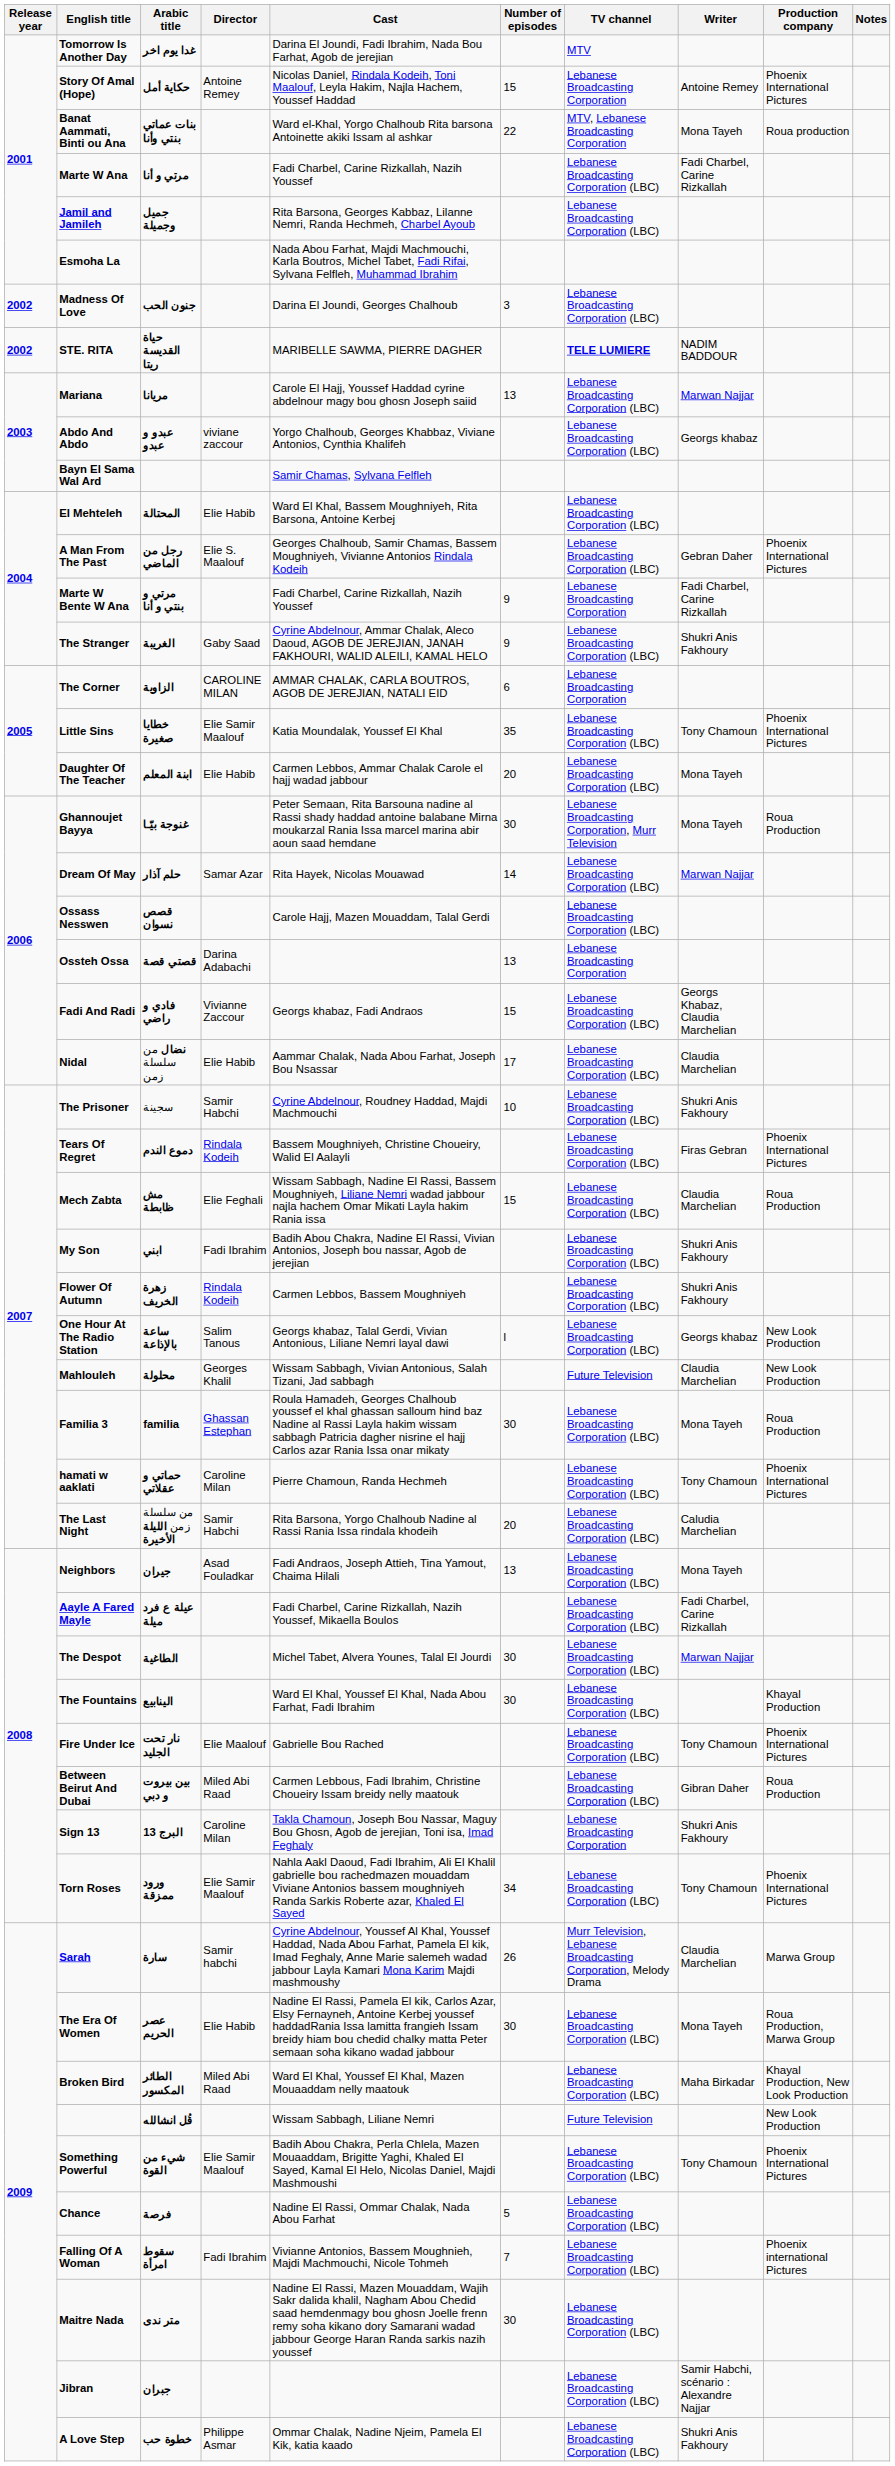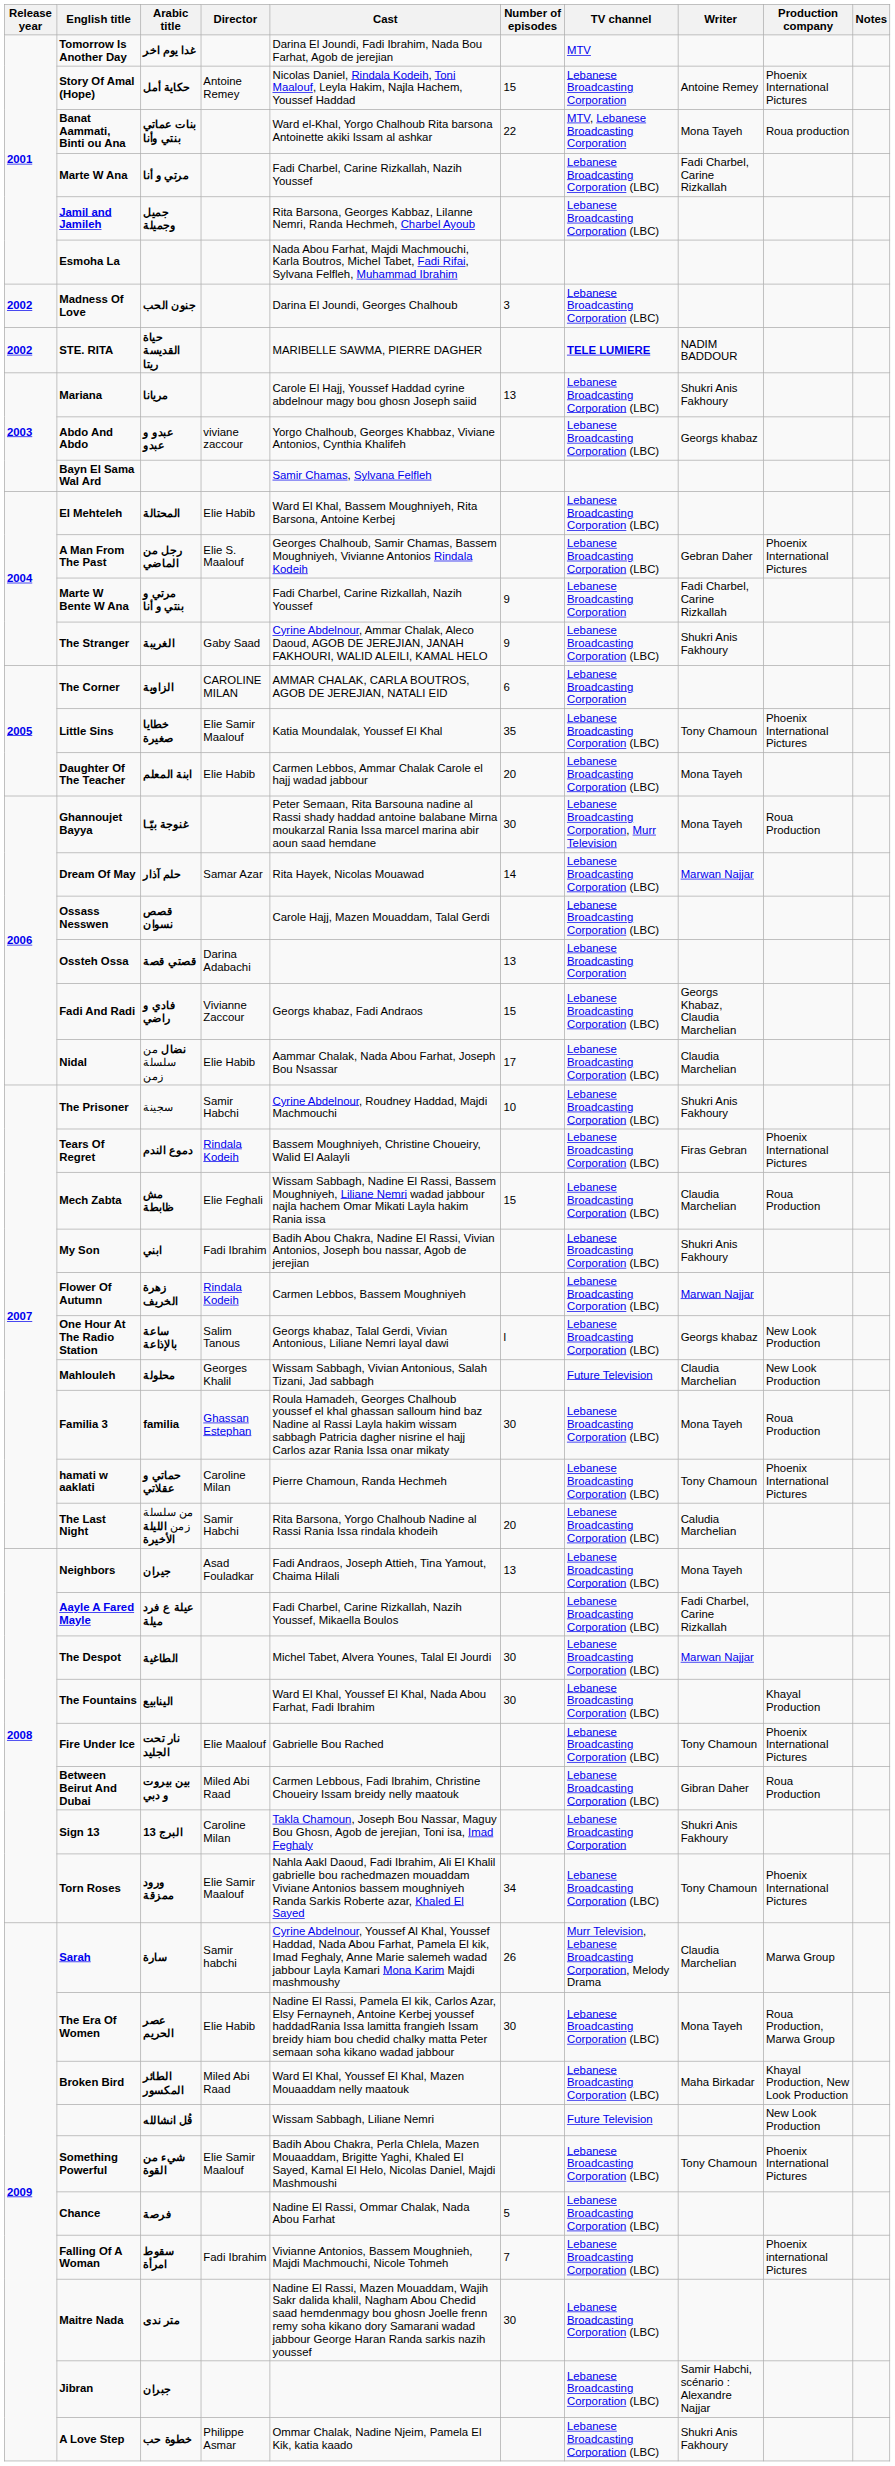(717, 395) Marwan Najjar -> (709, 395) Shukri Anis Fakhoury
(709, 1294) Shukri Anis Fakhoury -> (717, 1294) Marwan Najjar
